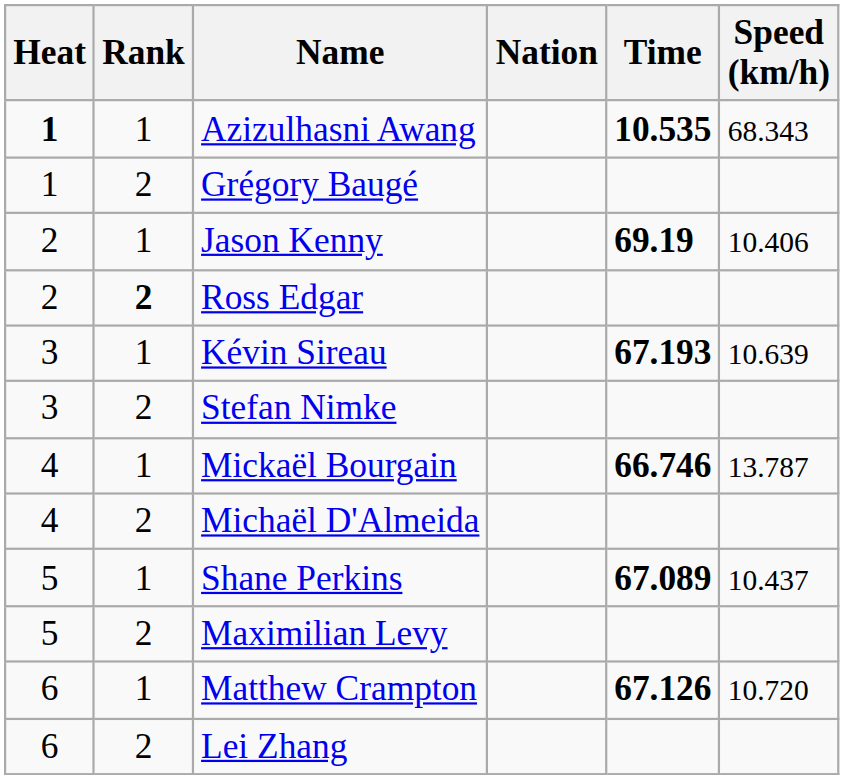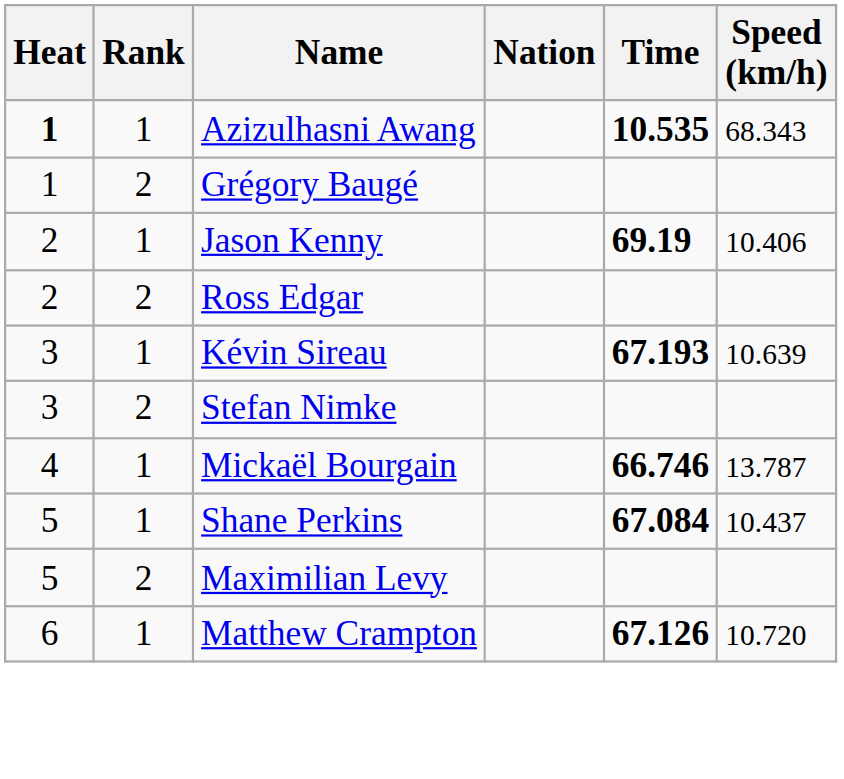(143, 296) bold -> (143, 296) normal
- row: (340, 520)
(663, 577) 67.089 -> (660, 520) 67.084
- row: (274, 745)
